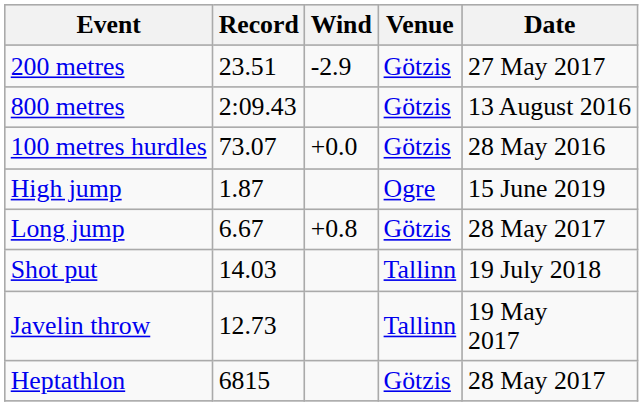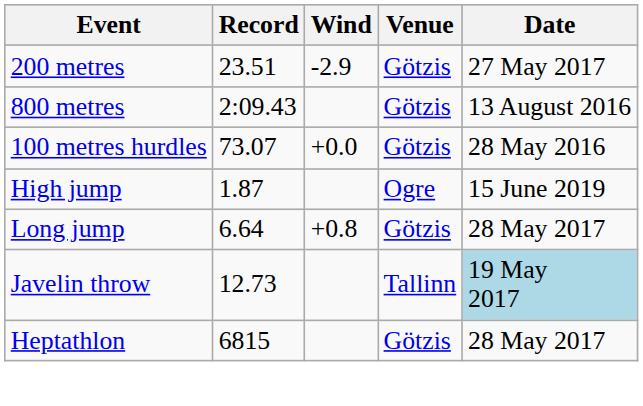(241, 229) 6.67 -> (241, 229) 6.64
- row: (54, 270)
(508, 325) no background -> (508, 284) lightblue background
